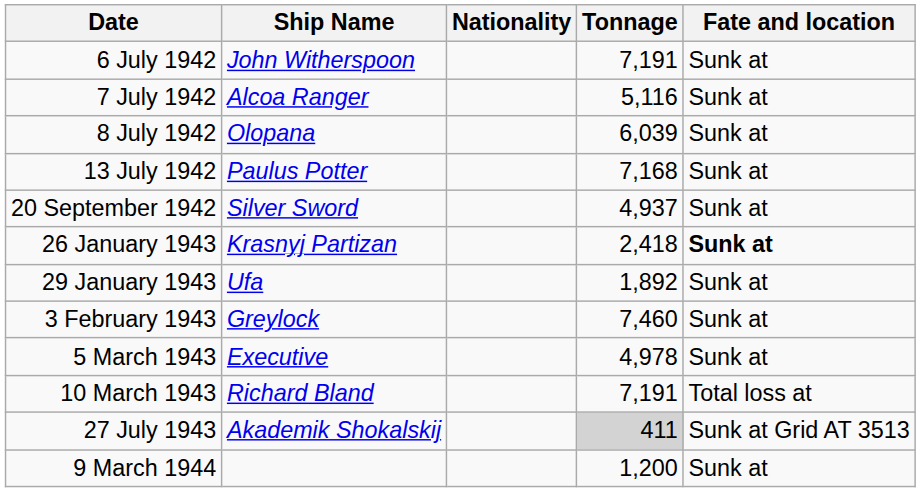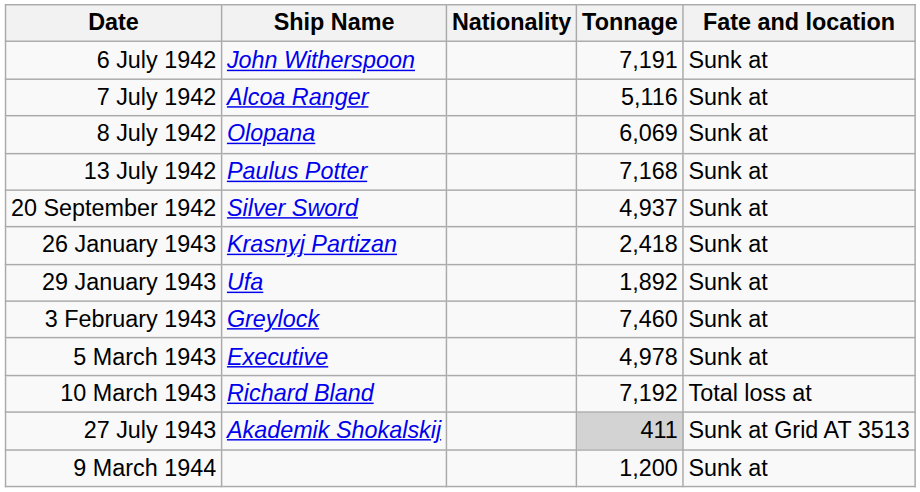(648, 134) 6,039 -> (648, 134) 6,069
(731, 245) bold -> (728, 245) normal
(648, 393) 7,191 -> (648, 393) 7,192
